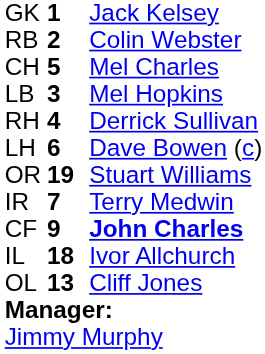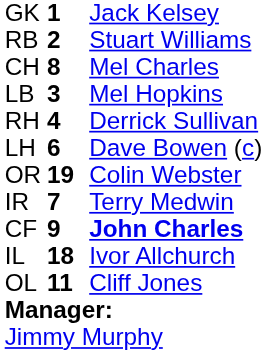(165, 40) Colin Webster -> (170, 40) Stuart Williams
(54, 67) 5 -> (54, 67) 8
(170, 175) Stuart Williams -> (165, 175) Colin Webster
(60, 283) 13 -> (60, 283) 11
